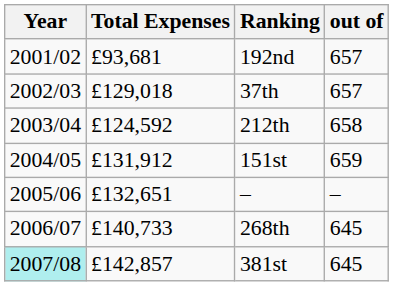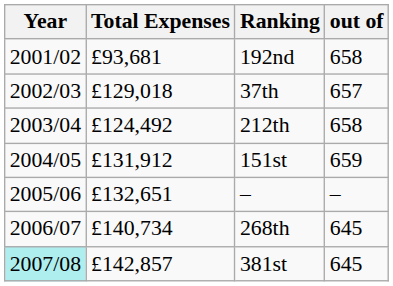(346, 56) 657 -> (346, 56) 658
(132, 125) £124,592 -> (132, 125) £124,492
(132, 228) £140,733 -> (132, 228) £140,734
